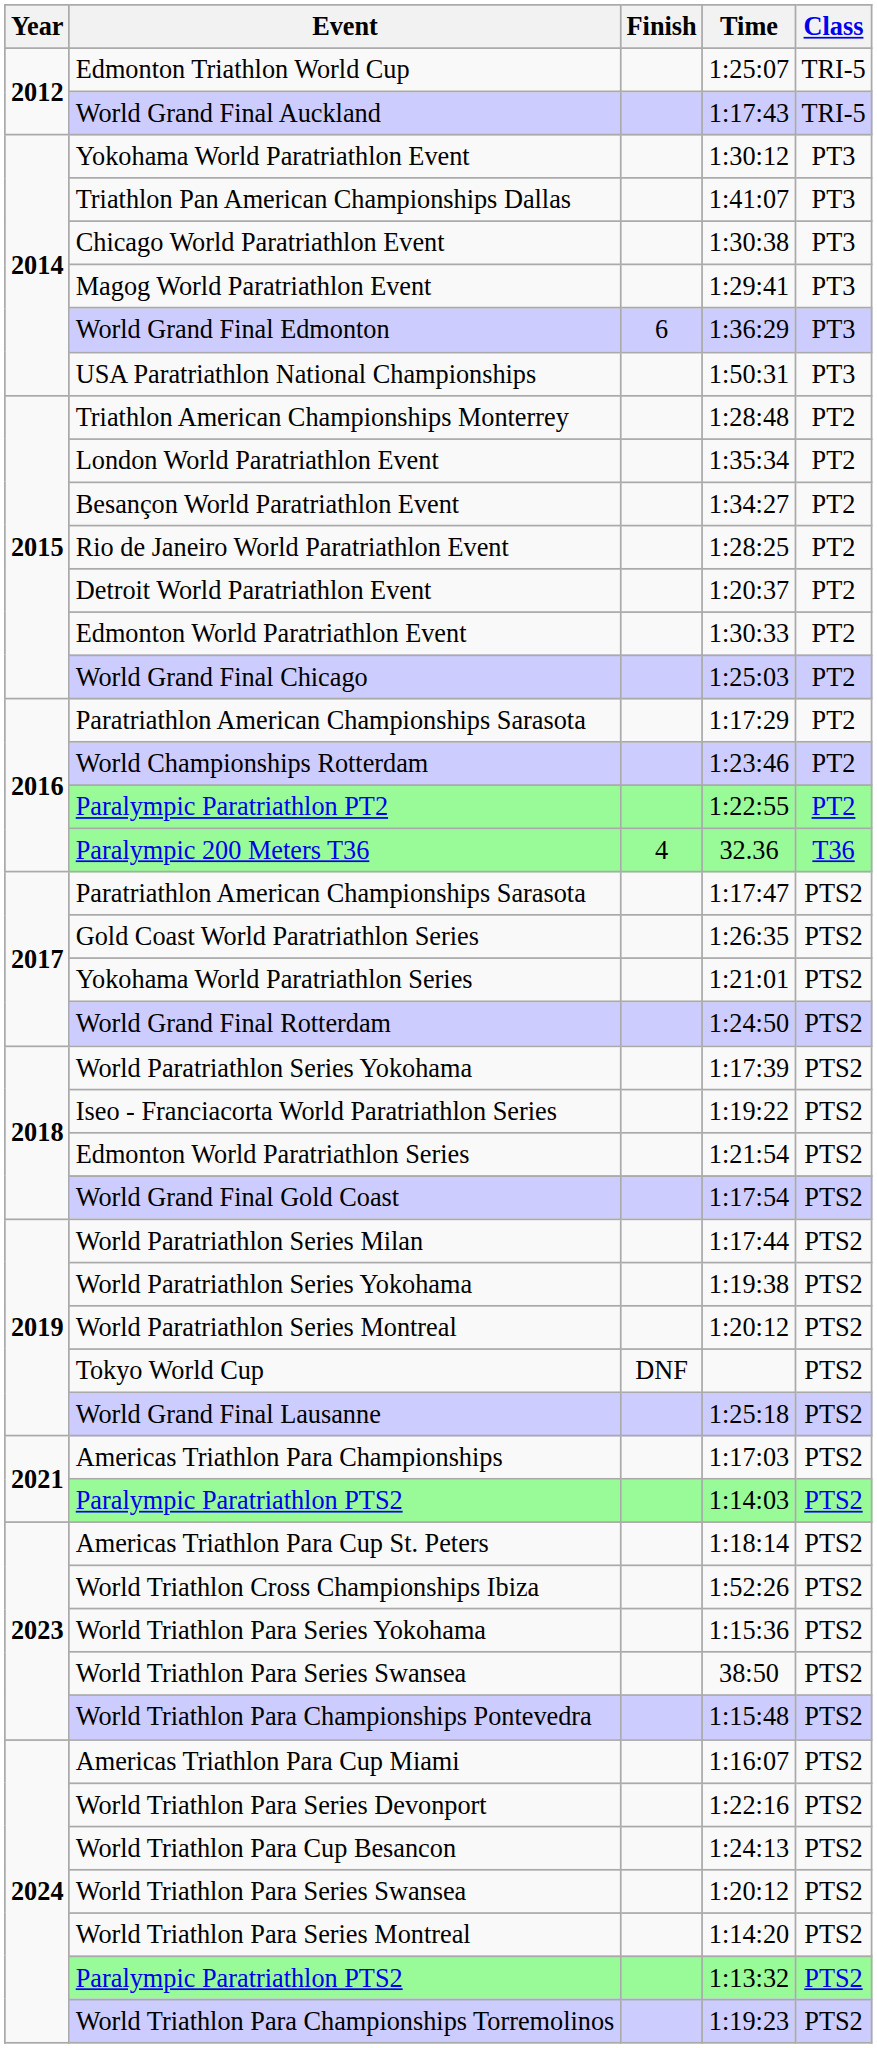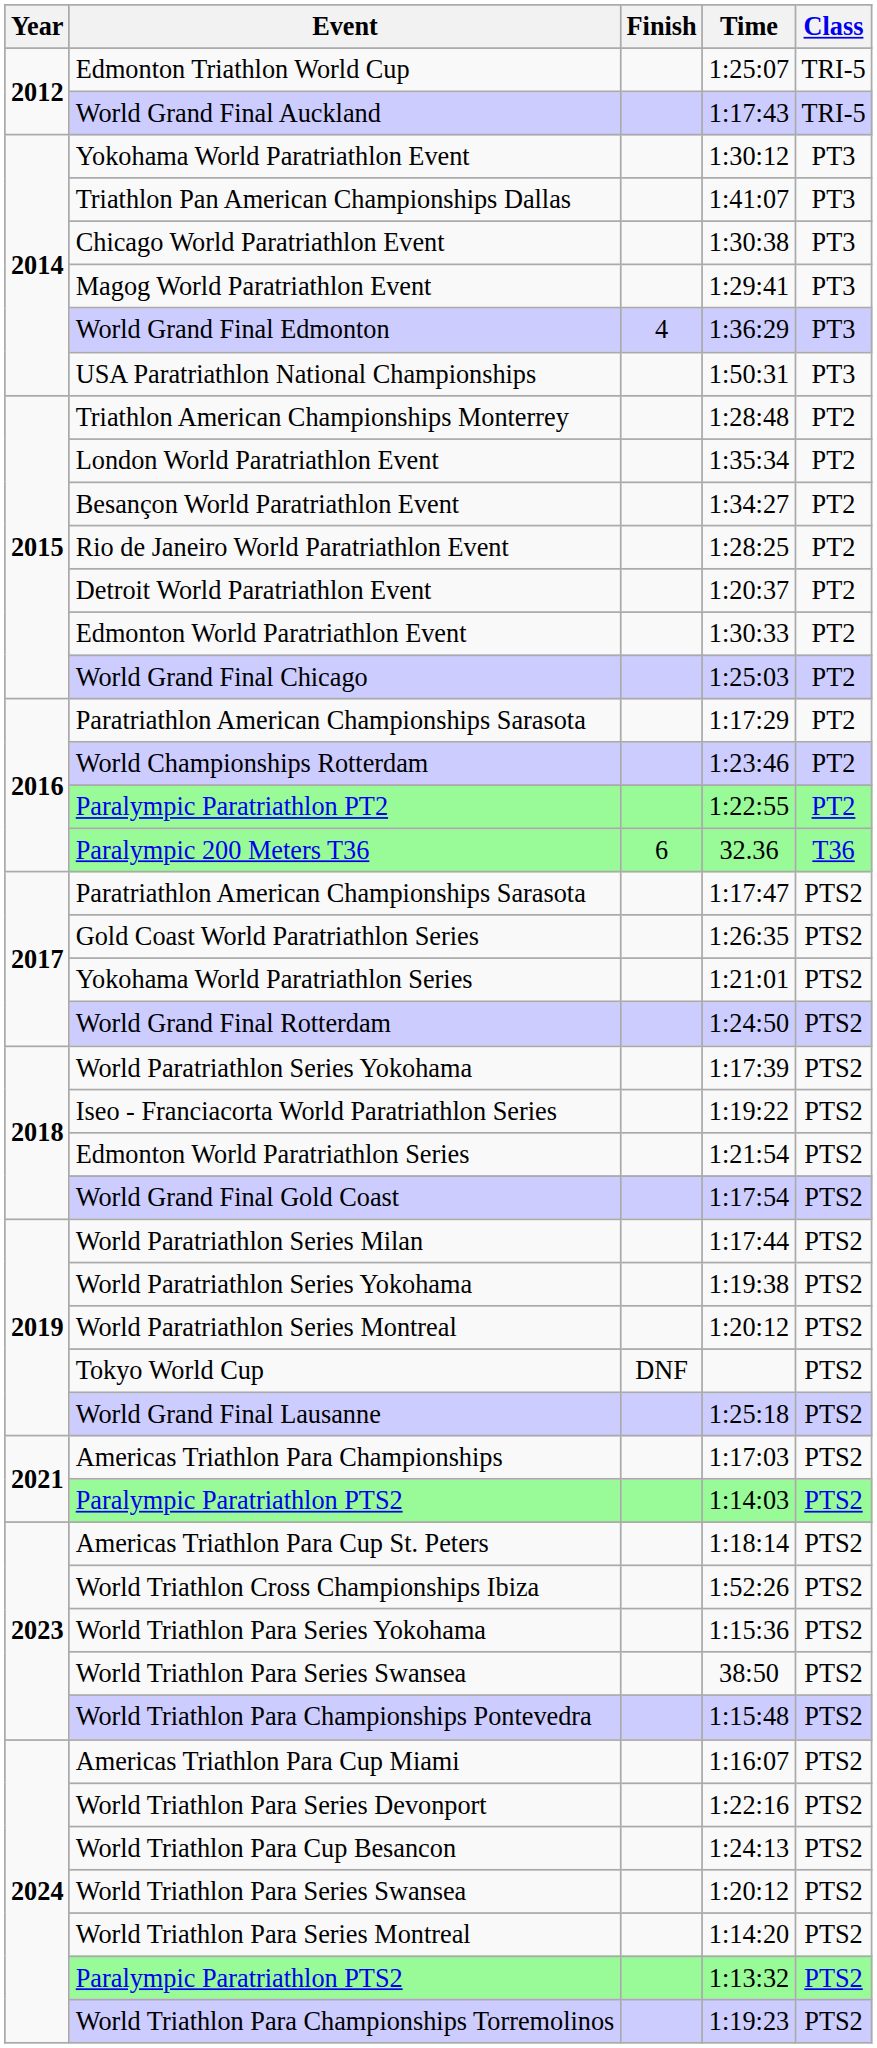(662, 329) 6 -> (662, 329) 4
(662, 850) 4 -> (662, 850) 6
